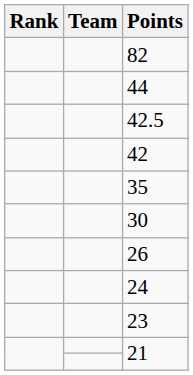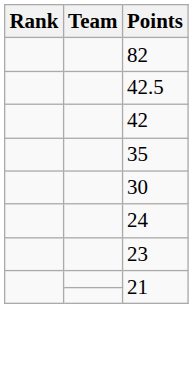- row: (34, 88)
- row: (34, 254)
